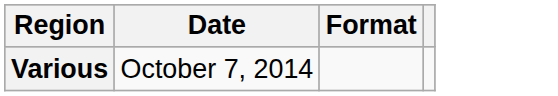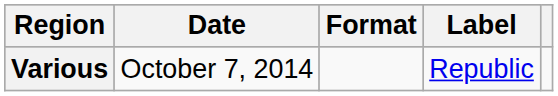+ column: (482, 25)
